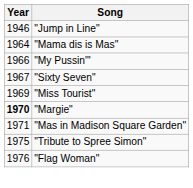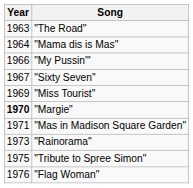- row: (67, 28)
+ row: (60, 28)
+ row: (63, 142)
